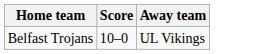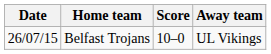+ column: (33, 15)
